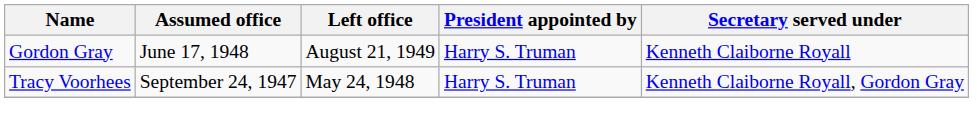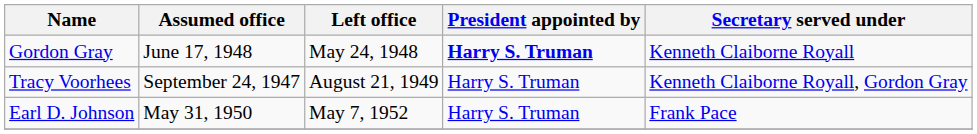(370, 50) August 21, 1949 -> (364, 50) May 24, 1948
(510, 50) normal -> (520, 50) bold
(360, 81) May 24, 1948 -> (374, 81) August 21, 1949
+ row: (72, 112)
